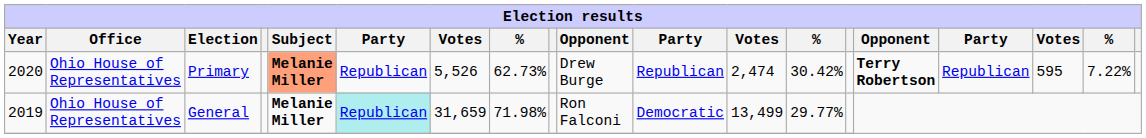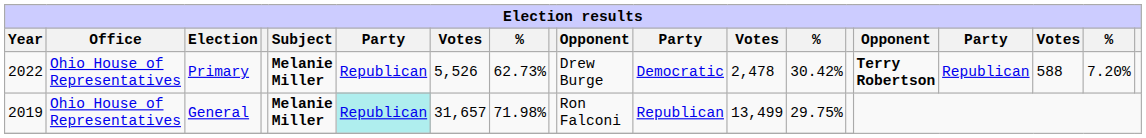(26, 72) 2020 -> (26, 72) 2022
(302, 72) lightsalmon background -> (302, 72) no background
(680, 72) Republican -> (680, 72) Democratic
(753, 72) 2,474 -> (753, 72) 2,478
(1050, 72) 595 -> (1050, 72) 588
(1109, 72) 7.22% -> (1109, 72) 7.20%
(460, 113) 31,659 -> (460, 113) 31,657
(680, 113) Democratic -> (680, 113) Republican
(816, 113) 29.77% -> (816, 113) 29.75%
